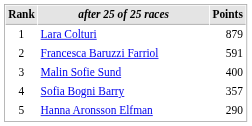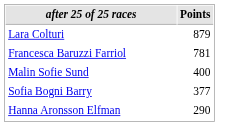- column: (21, 14)
(234, 53) 591 -> (202, 53) 781
(234, 92) 357 -> (202, 92) 377
